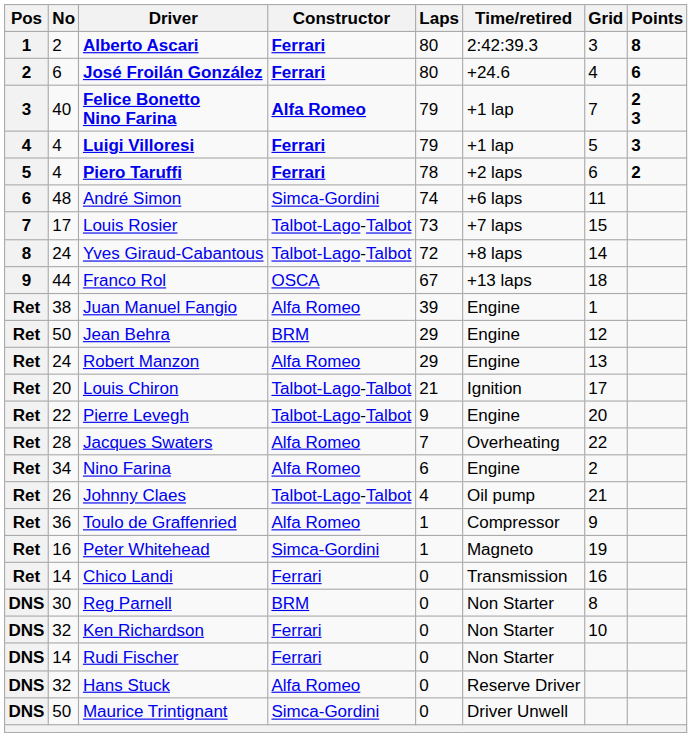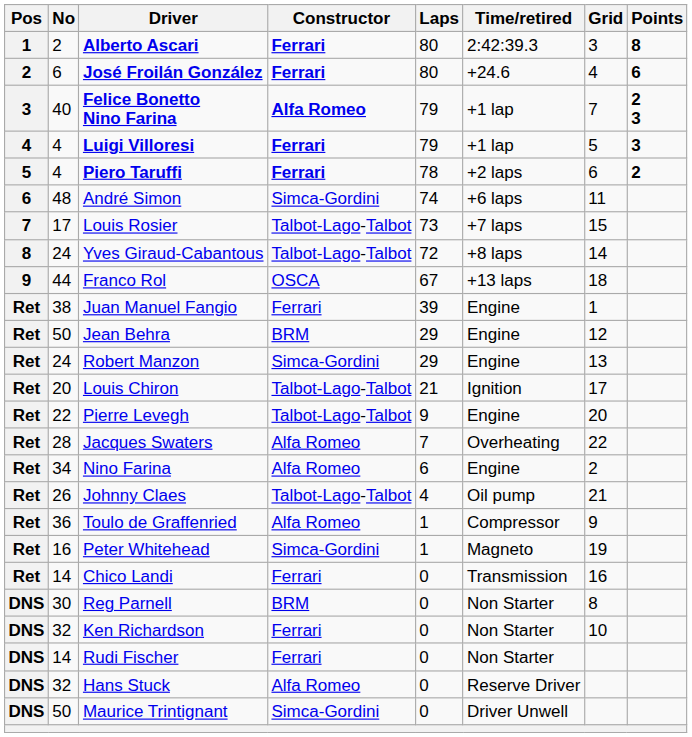(316, 307) Alfa Romeo -> (296, 307) Ferrari
(316, 361) Alfa Romeo -> (325, 361) Simca-Gordini
